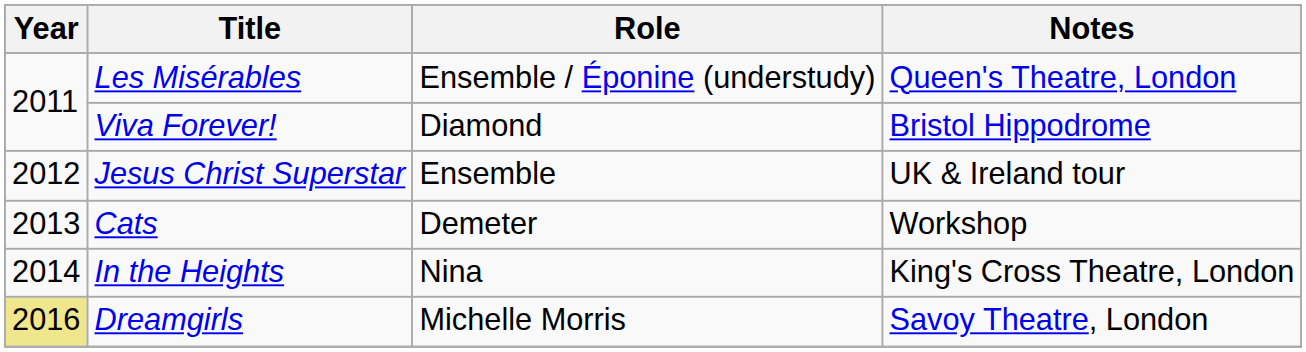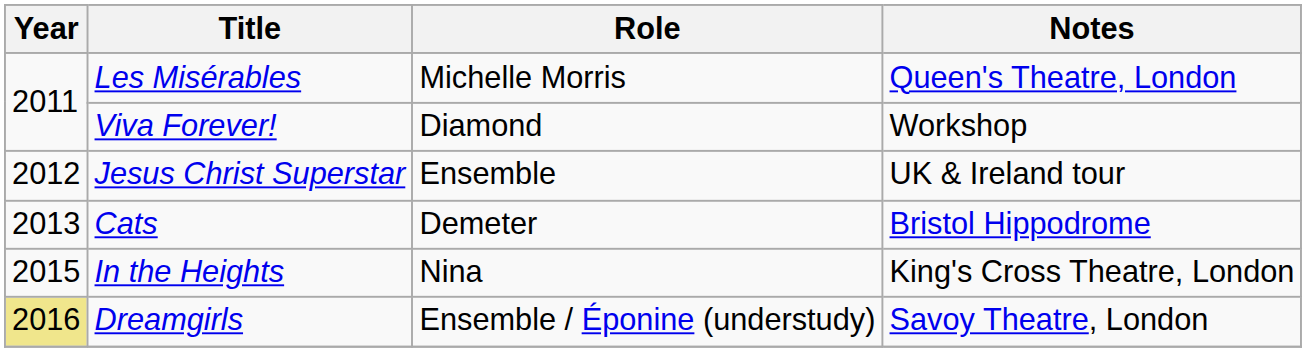(647, 77) Ensemble / Éponine (understudy) -> (523, 77) Michelle Morris
(1020, 126) Bristol Hippodrome -> (958, 126) Workshop
(958, 223) Workshop -> (1020, 223) Bristol Hippodrome
(46, 272) 2014 -> (46, 272) 2015
(523, 321) Michelle Morris -> (647, 321) Ensemble / Éponine (understudy)
